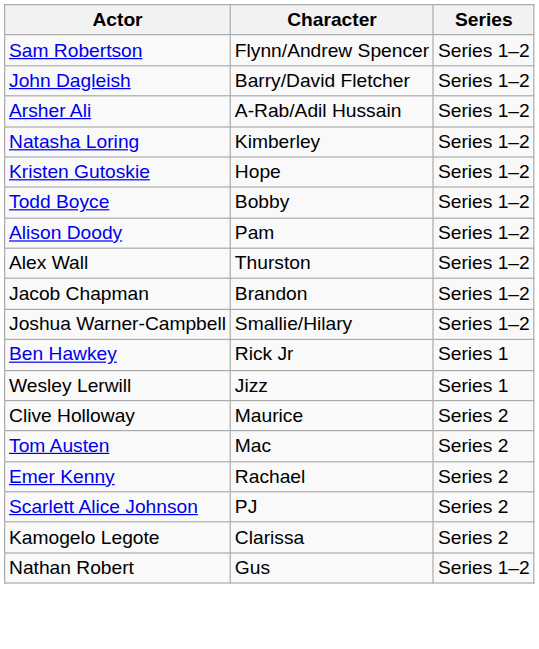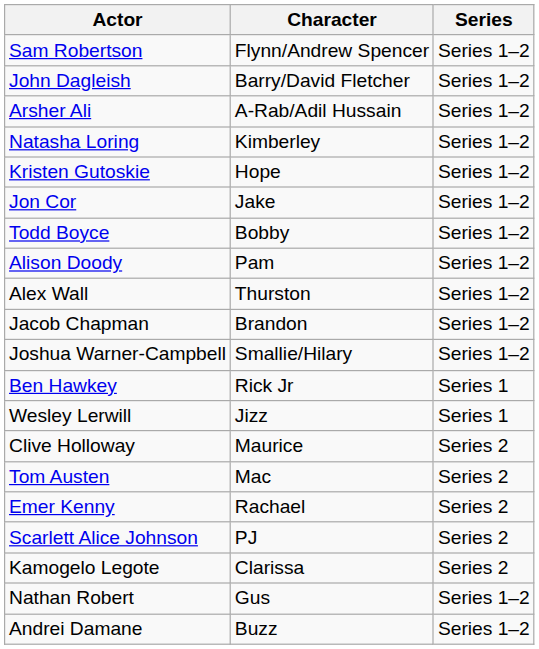+ row: (43, 202)
+ row: (76, 628)
